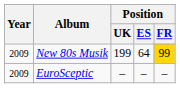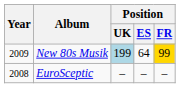(122, 53) no background -> (122, 53) lightblue background
(19, 73) 2009 -> (19, 73) 2008
